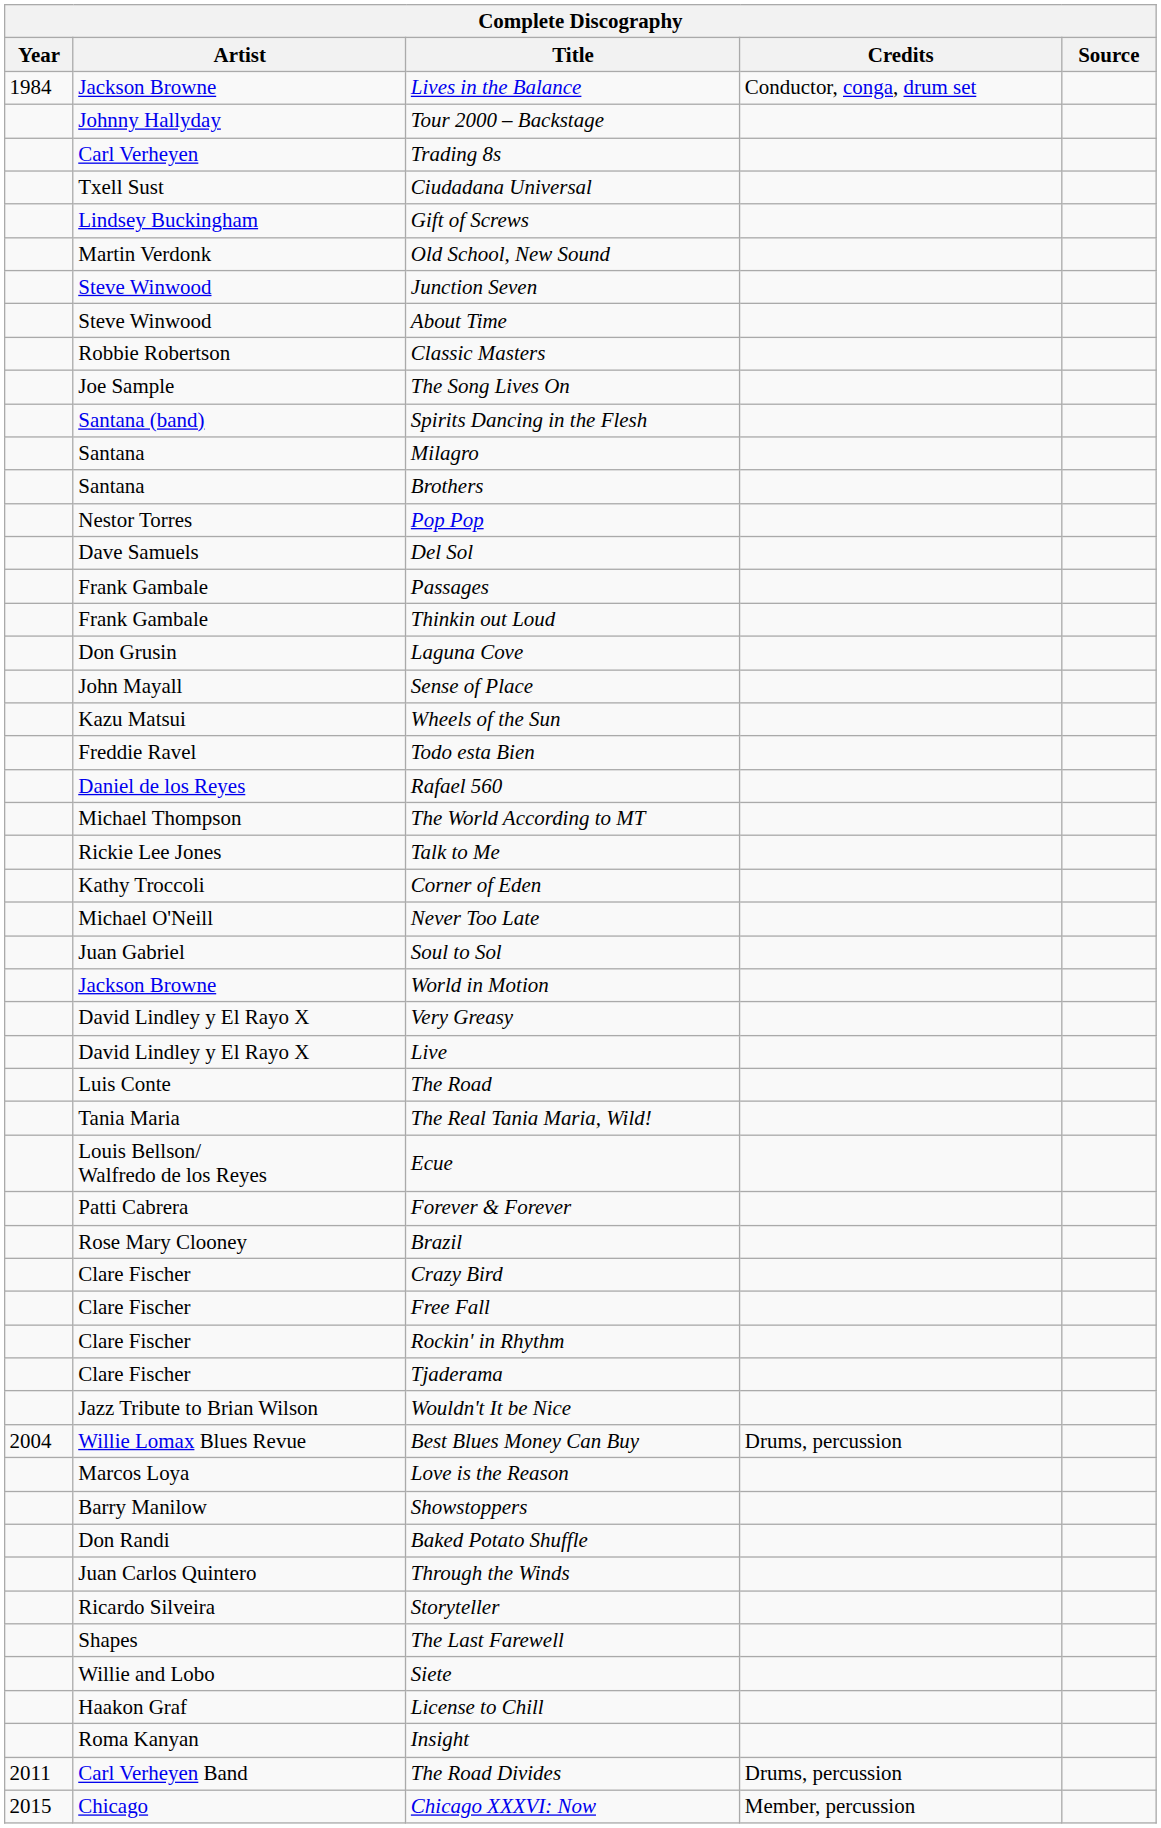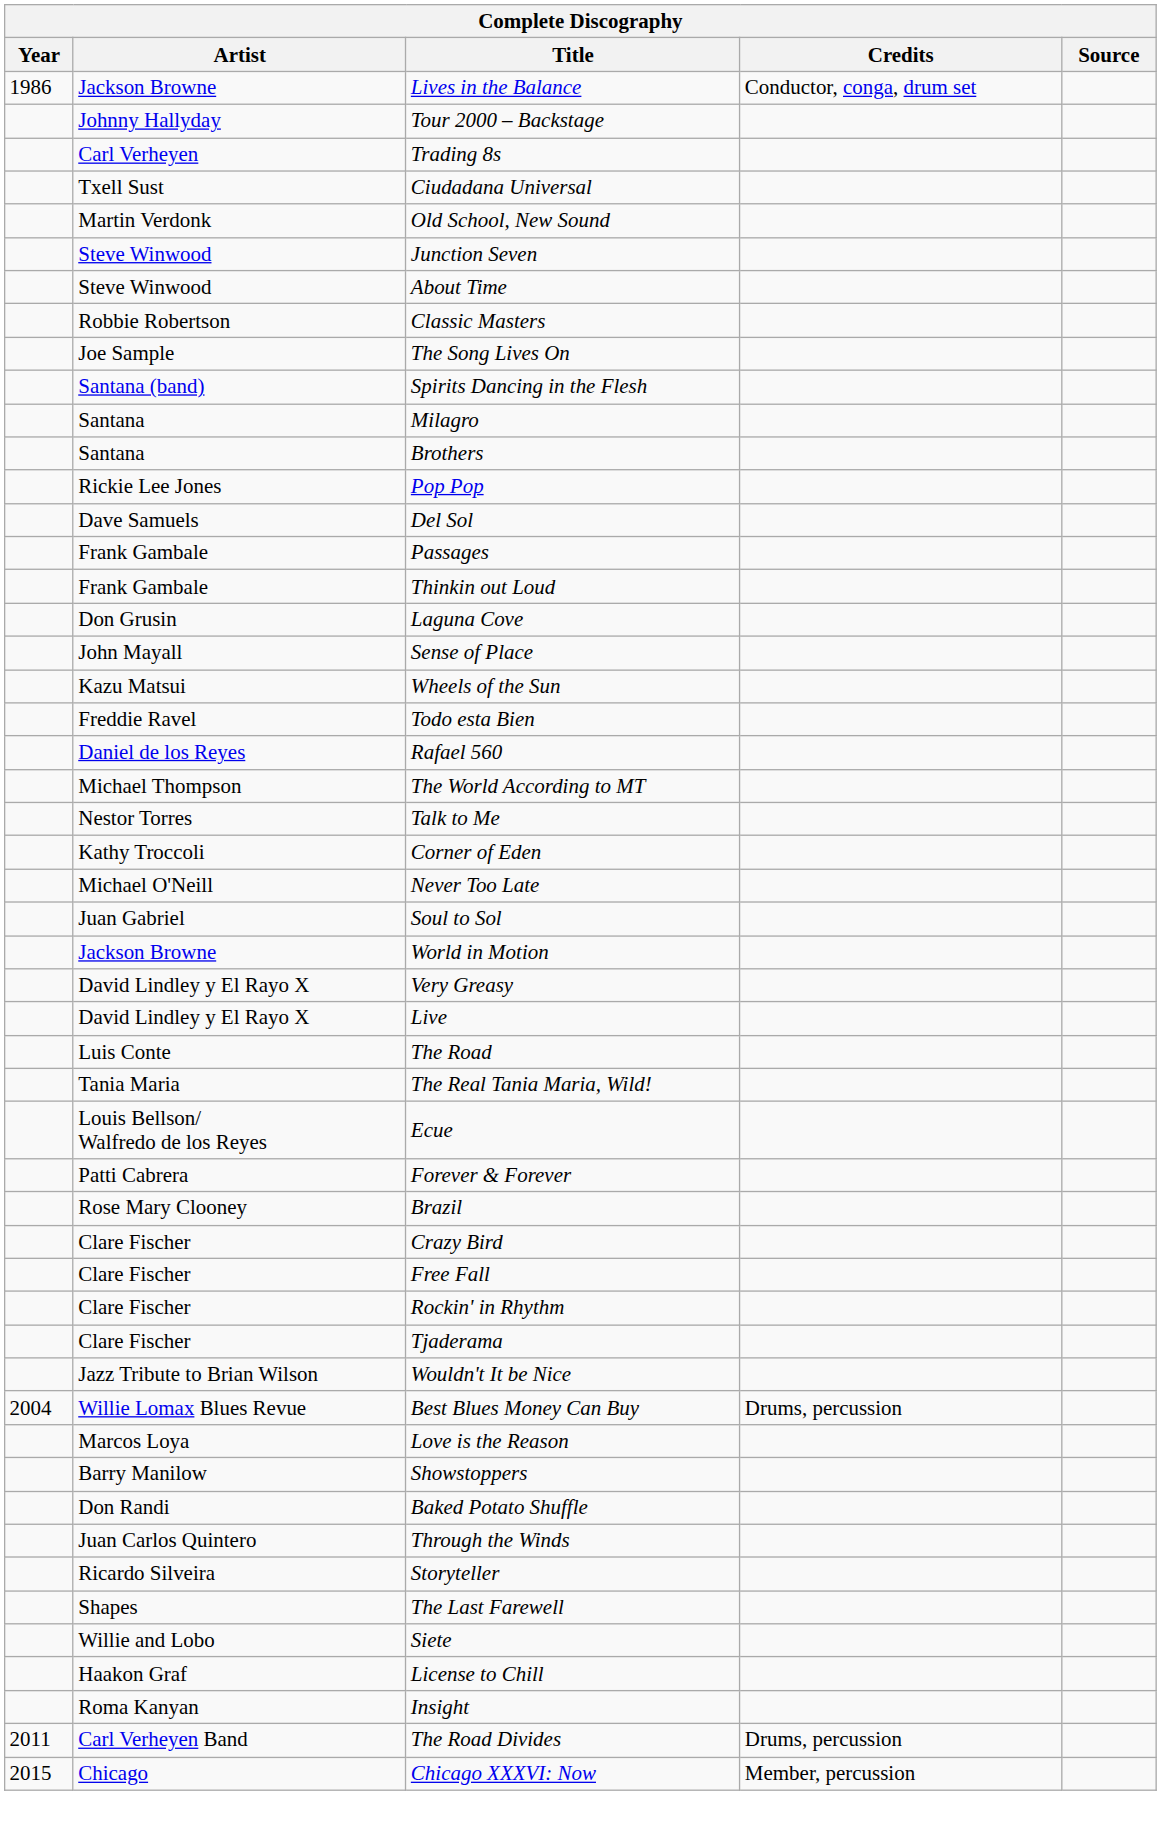(30, 87) 1984 -> (30, 87) 1986
- row: (470, 220)
(135, 519) Nestor Torres -> (150, 486) Rickie Lee Jones
(150, 852) Rickie Lee Jones -> (135, 818) Nestor Torres
